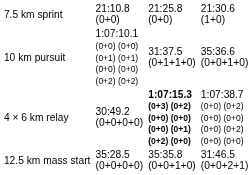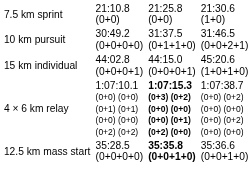(117, 57) 1:07:10.1 (0+0) (0+0) (0+1) (0+1) (0+0) (0+0) (0+2) (0+2) -> (119, 40) 30:49.2 (0+0+0+0)
(225, 57) 35:36.6 (0+0+1+0) -> (225, 40) 31:46.5 (0+0+2+1)
+ row: (41, 65)
(119, 117) 30:49.2 (0+0+0+0) -> (117, 108) 1:07:10.1 (0+0) (0+0) (0+1) (0+1) (0+0) (0+0) (0+2) (0+2)
(172, 160) normal -> (172, 151) bold
(225, 160) 31:46.5 (0+0+2+1) -> (225, 151) 35:36.6 (0+0+1+0)
